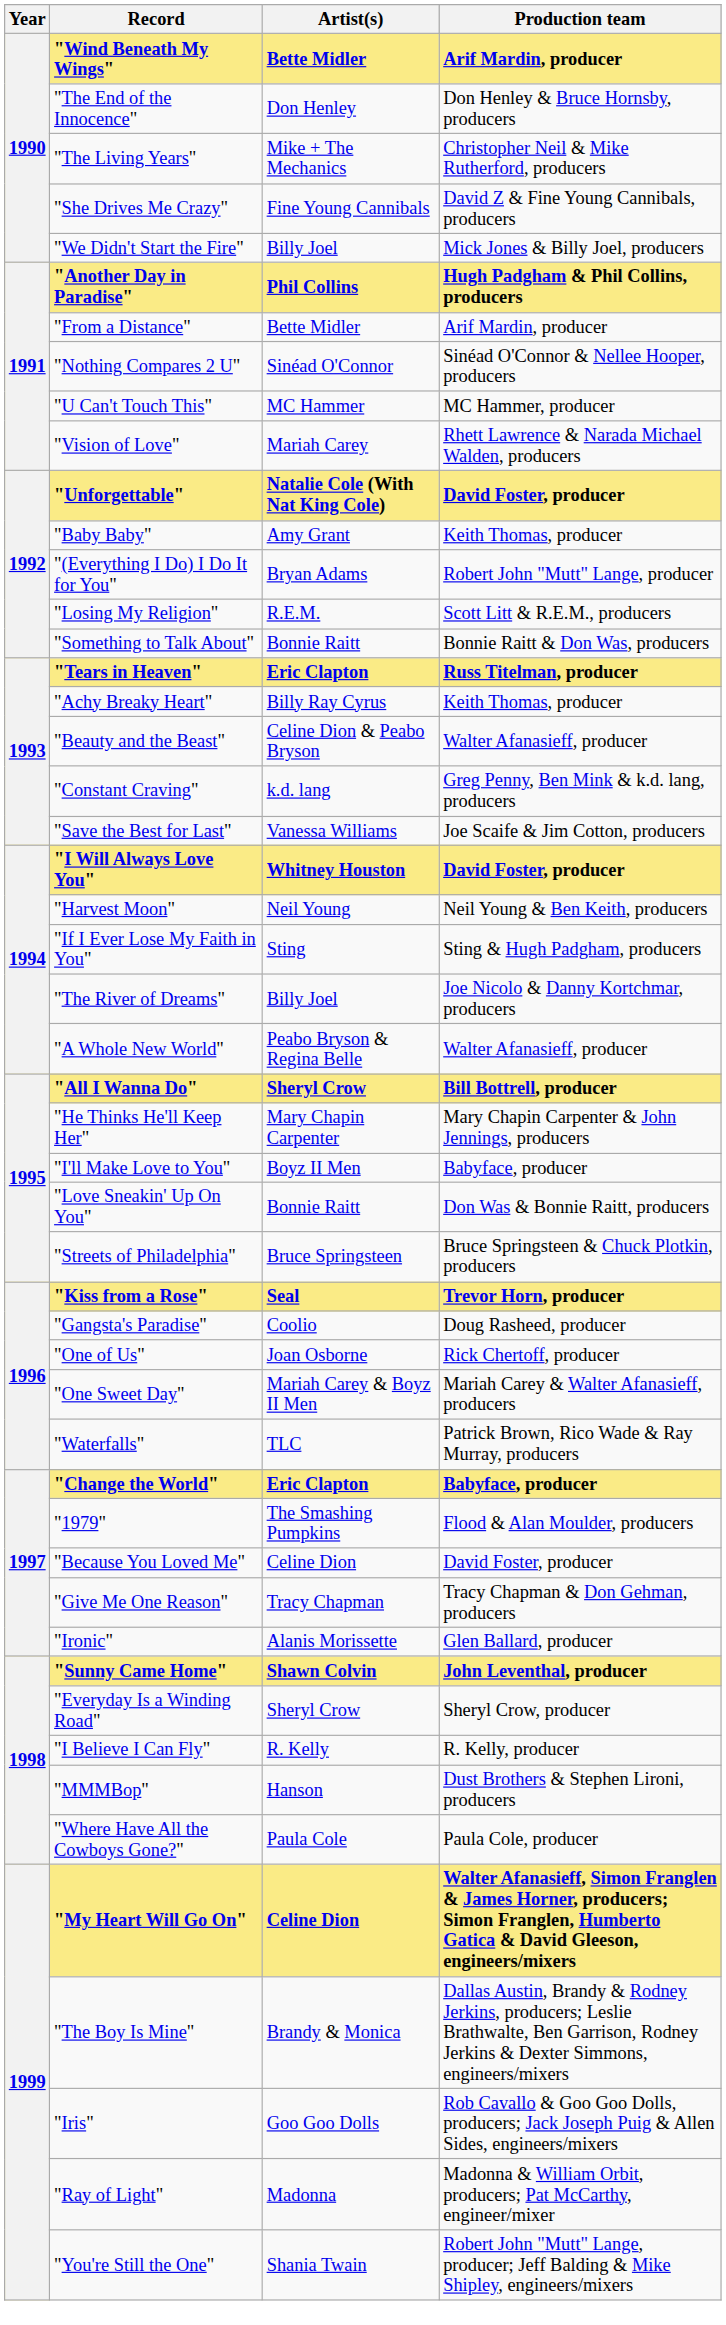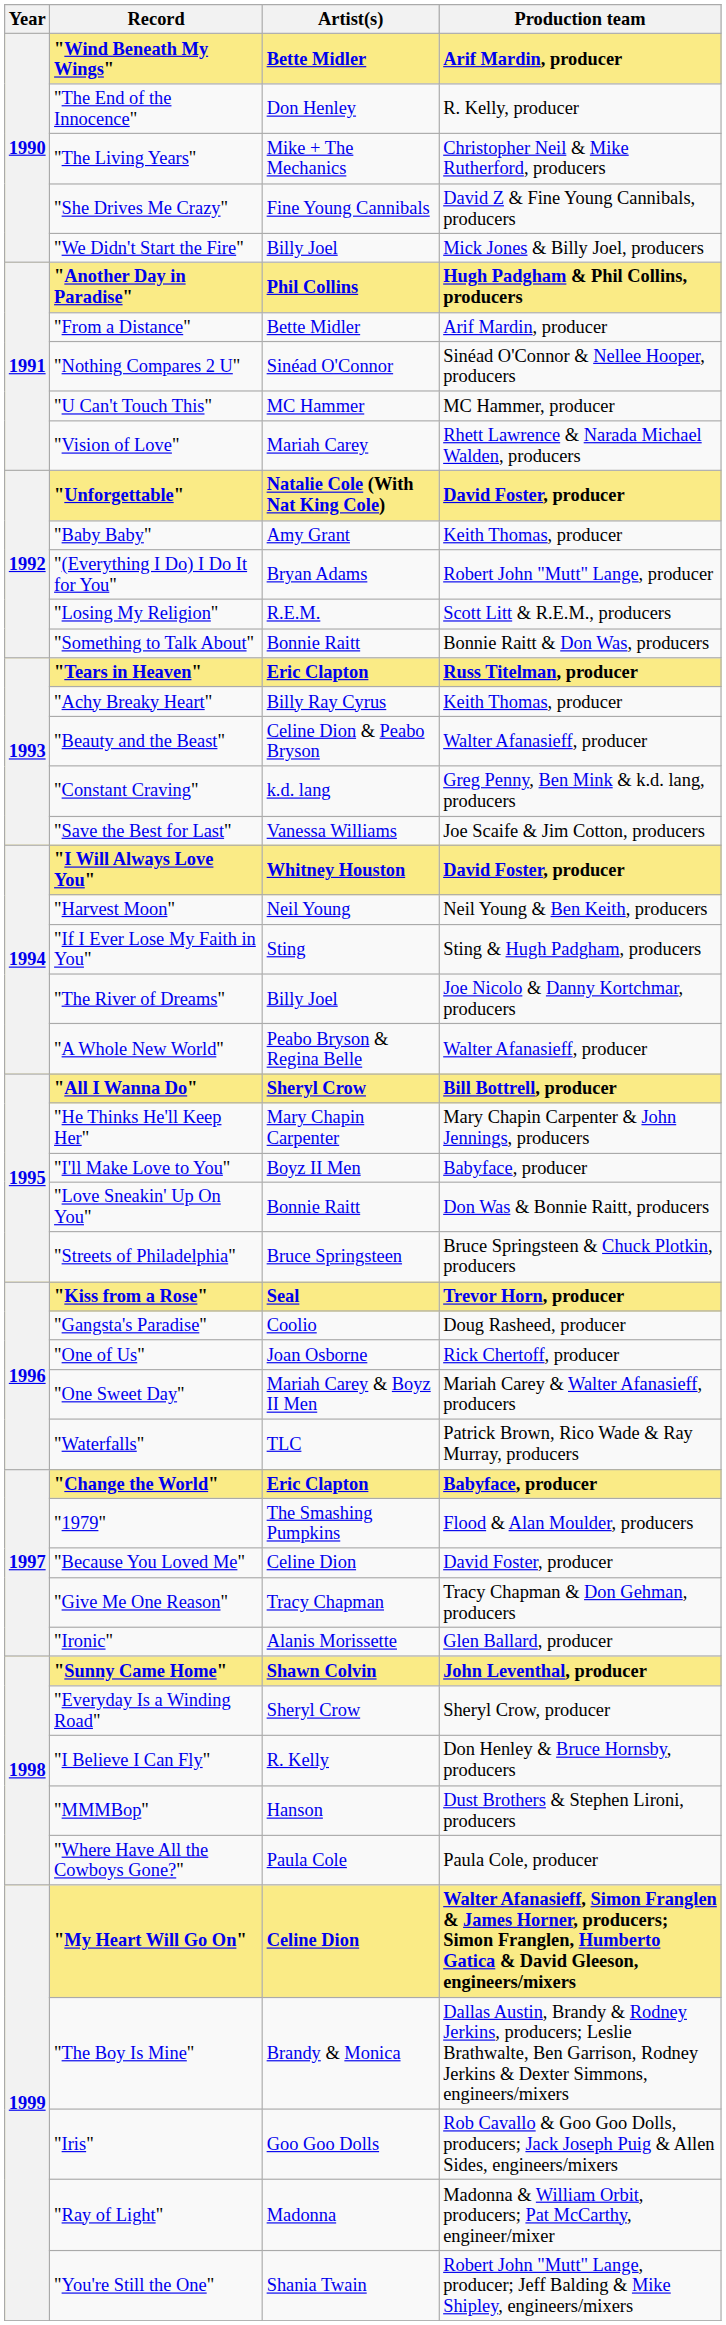(557, 108) Don Henley & Bruce Hornsby, producers -> (511, 108) R. Kelly, producer
(511, 1749) R. Kelly, producer -> (557, 1760) Don Henley & Bruce Hornsby, producers
